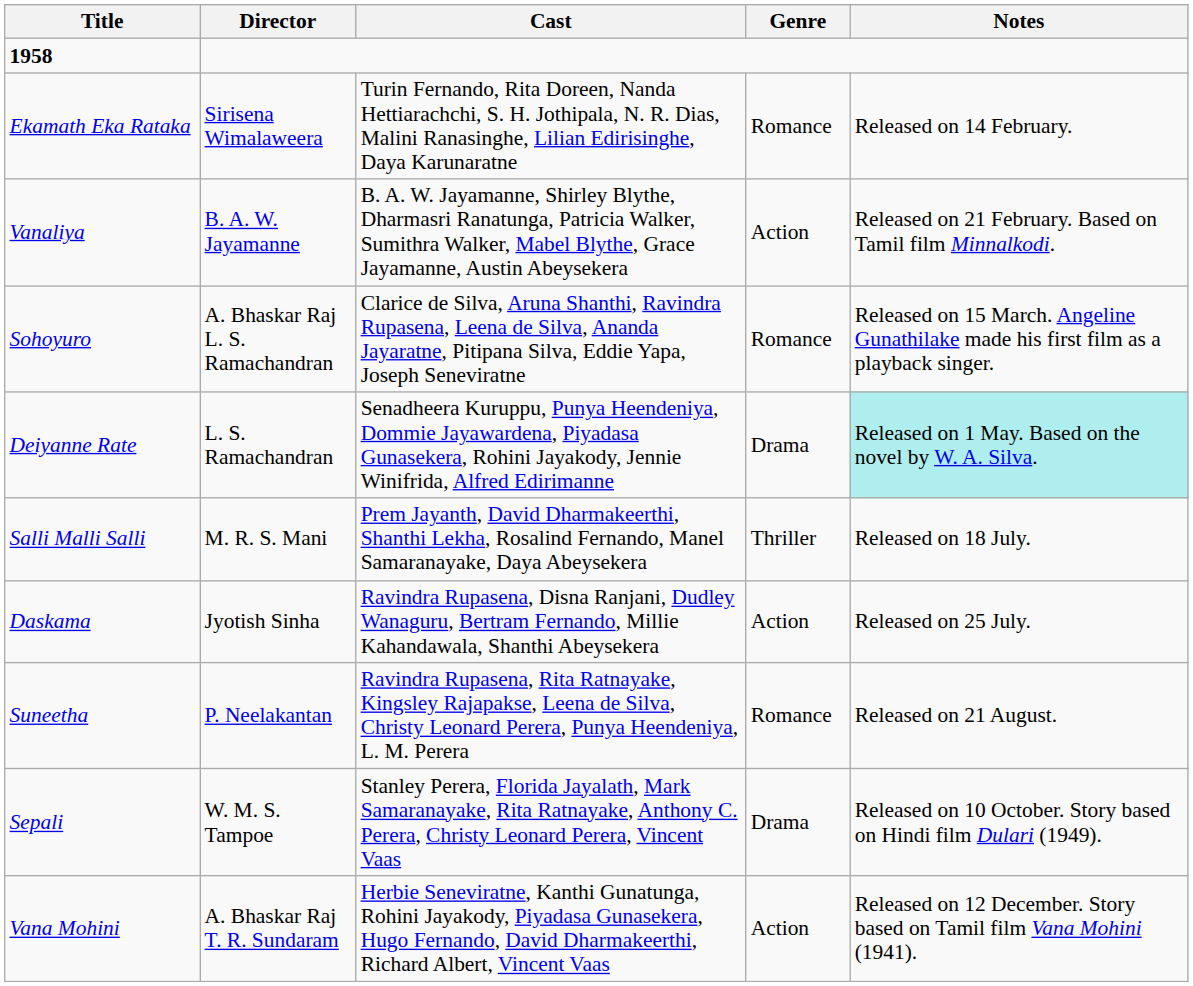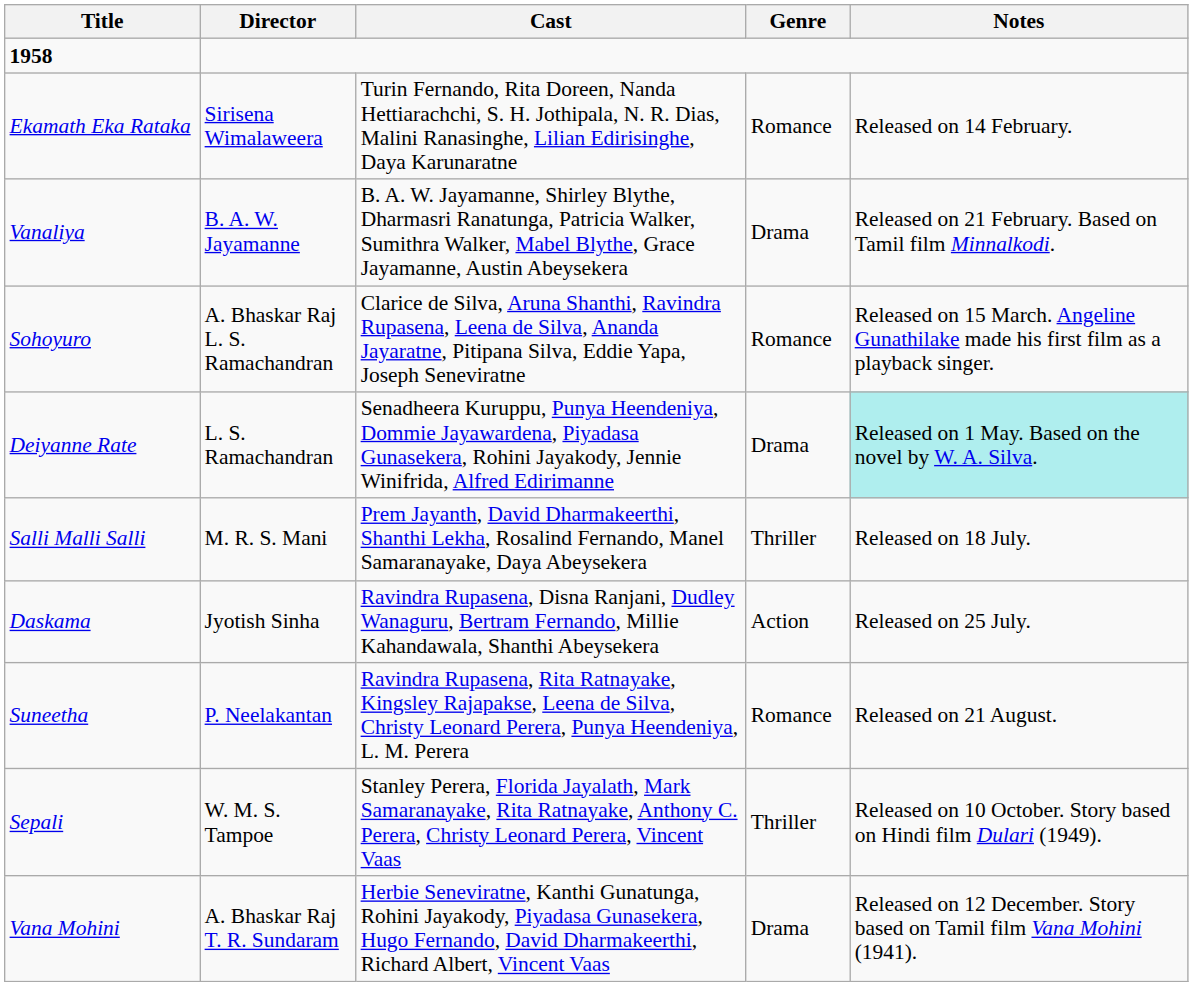(780, 232) Action -> (780, 232) Drama
(780, 821) Drama -> (783, 821) Thriller
(780, 928) Action -> (780, 928) Drama
